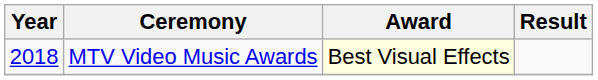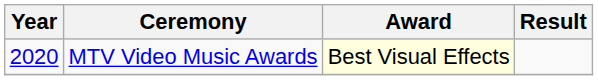(34, 56) 2018 -> (34, 56) 2020
